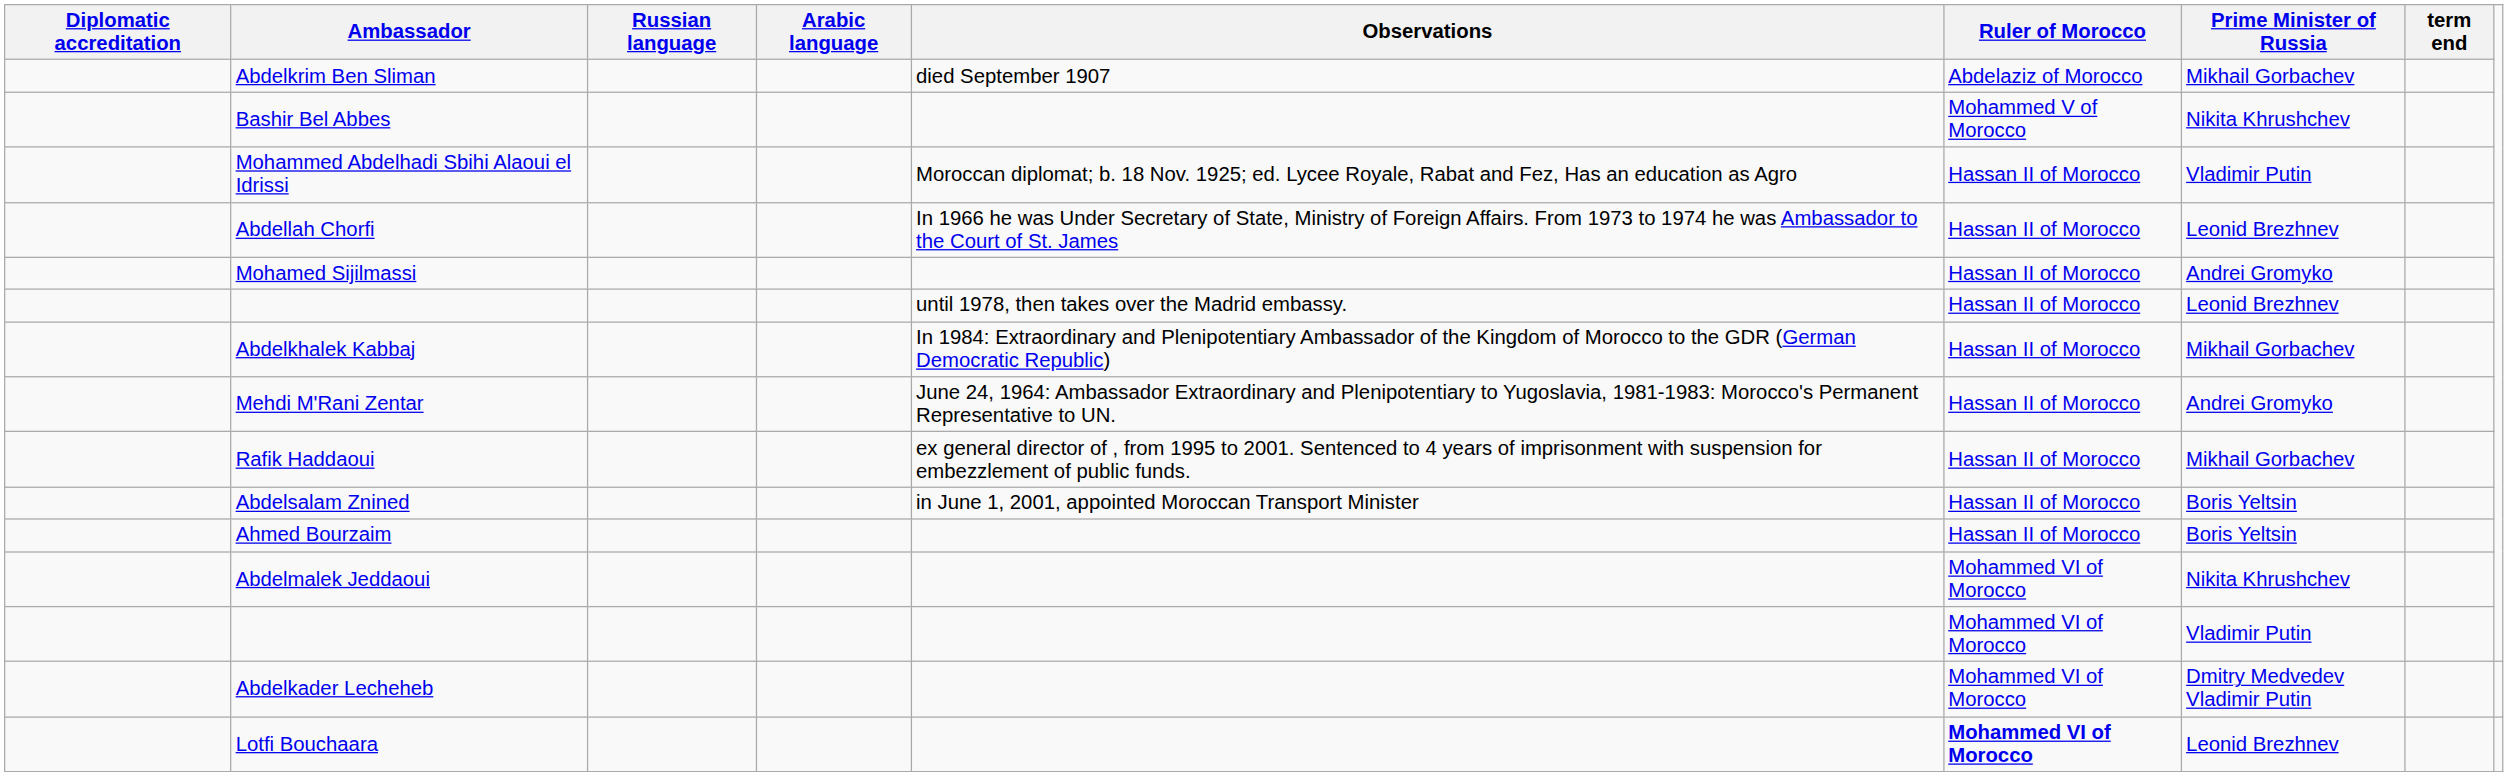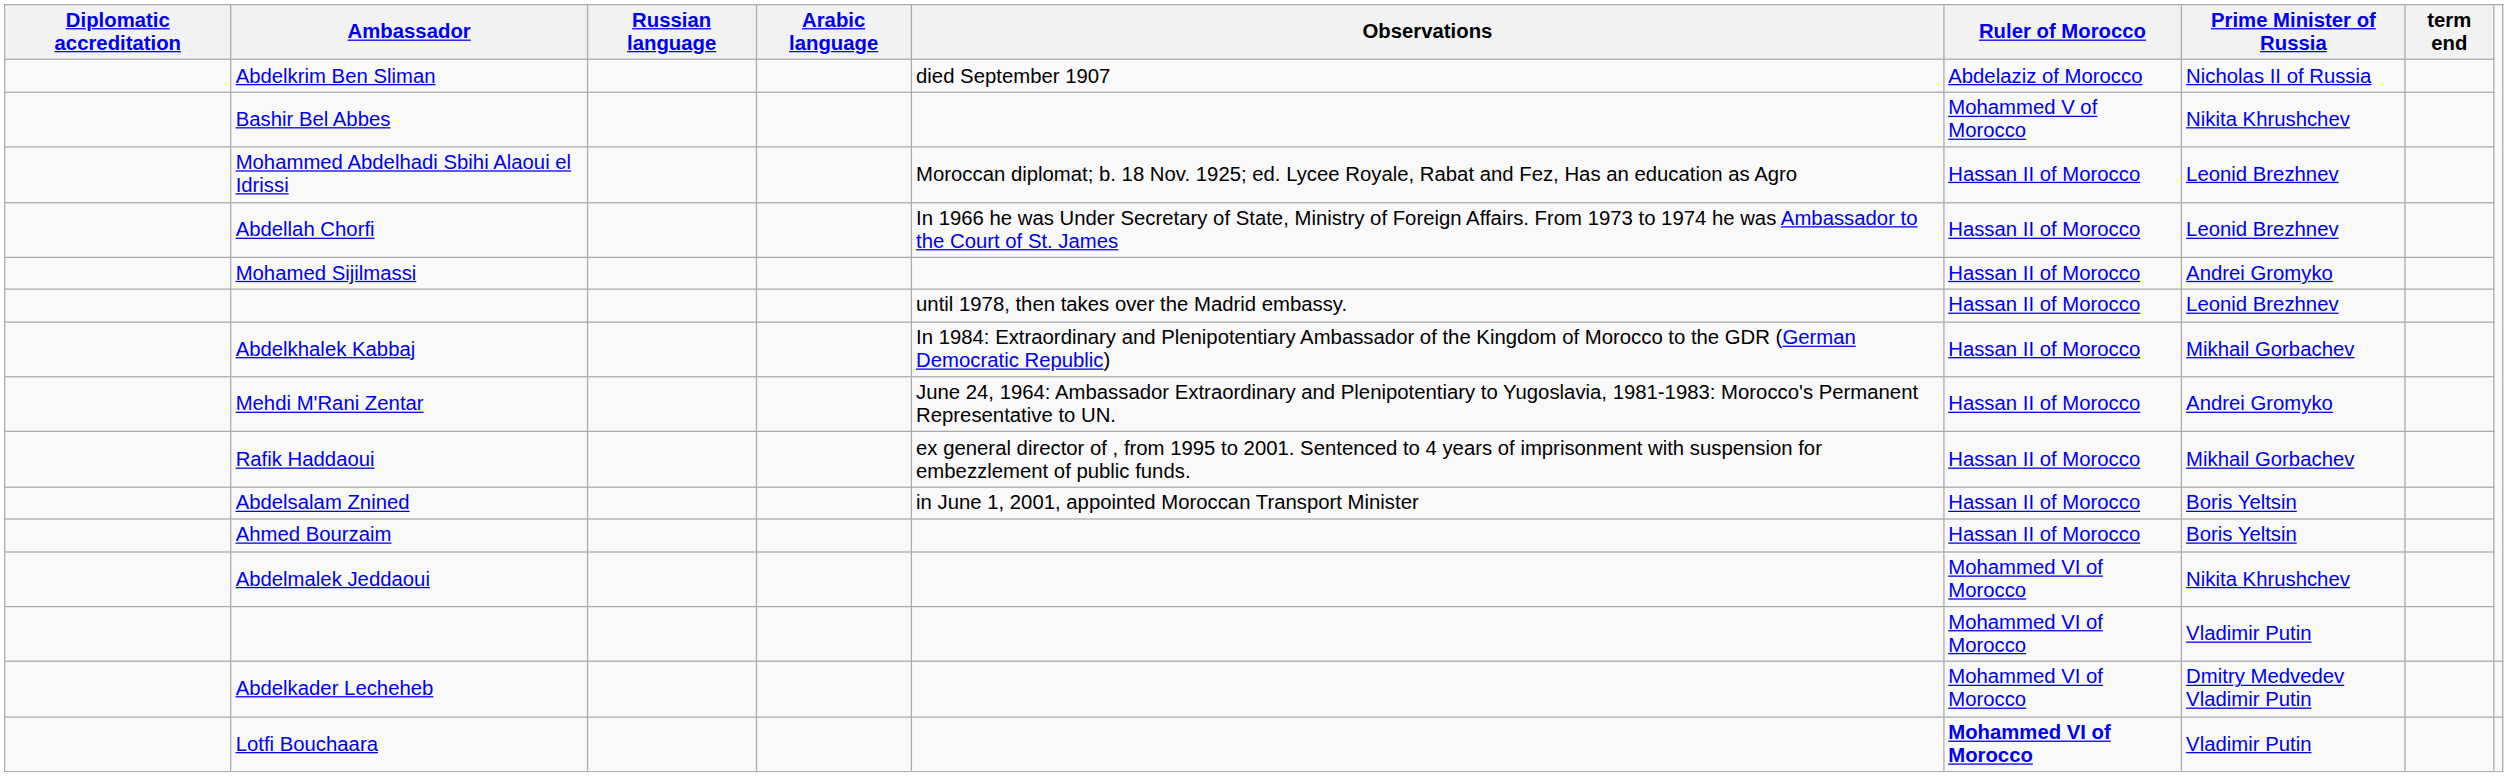(2270, 75) Mikhail Gorbachev -> (2279, 75) Nicholas II of Russia
(2249, 174) Vladimir Putin -> (2262, 174) Leonid Brezhnev
(2262, 744) Leonid Brezhnev -> (2249, 744) Vladimir Putin
